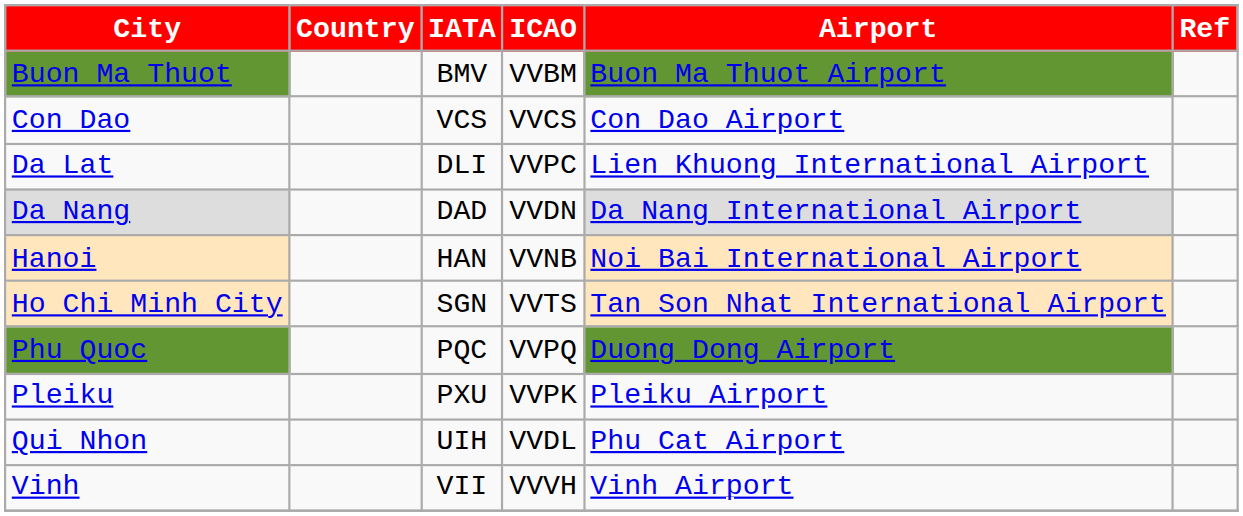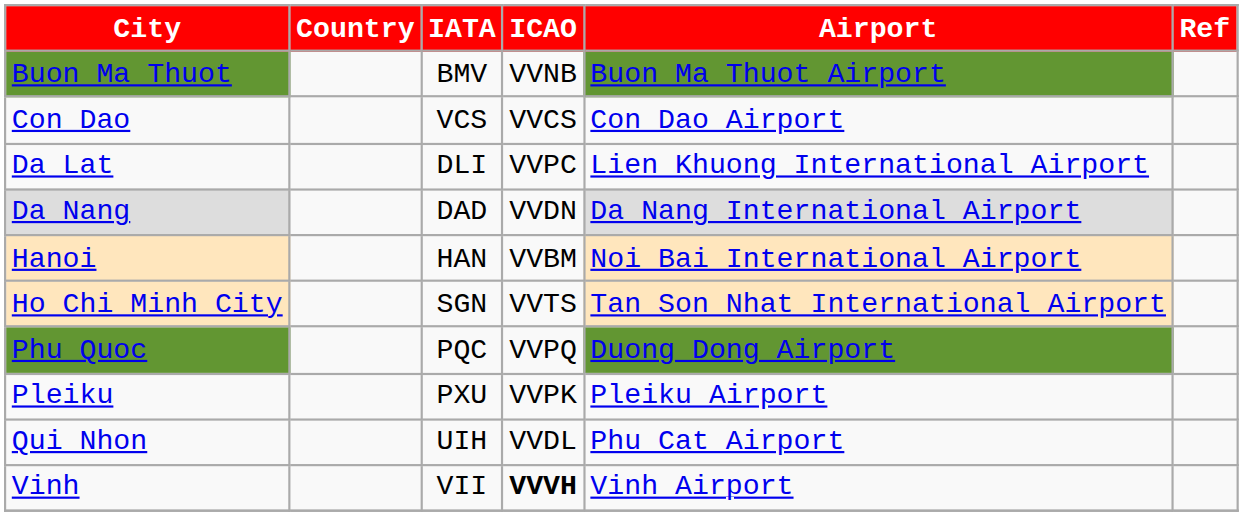(543, 74) VVBM -> (543, 74) VVNB
(543, 258) VVNB -> (543, 258) VVBM
(543, 488) normal -> (543, 488) bold
